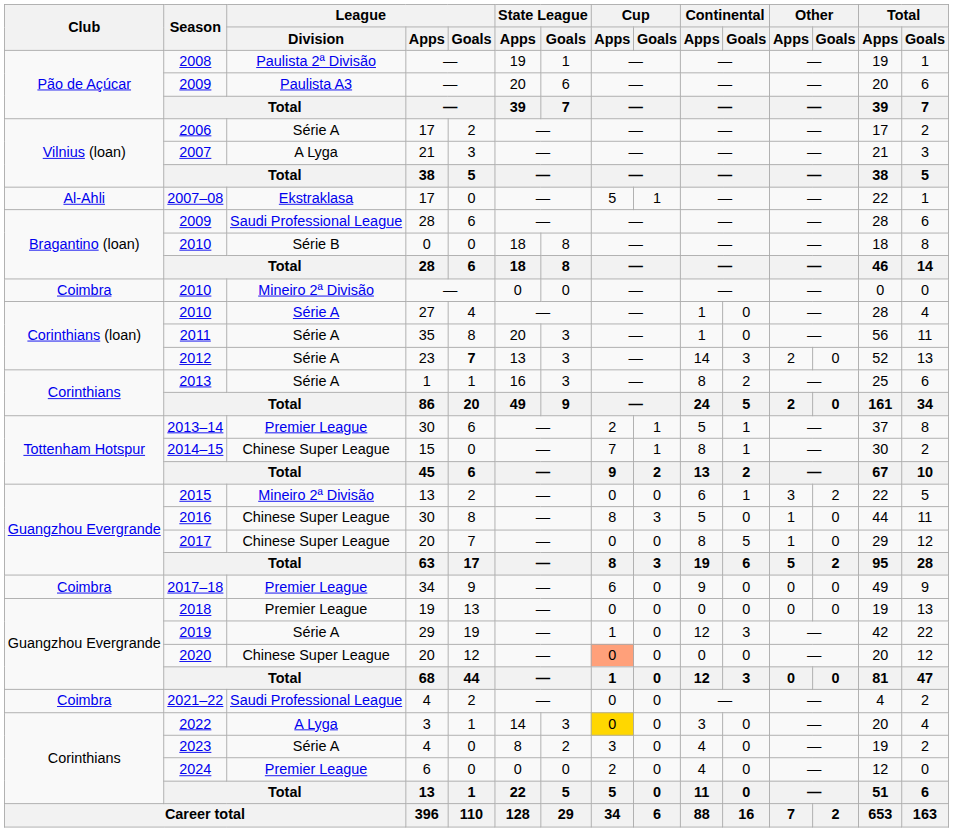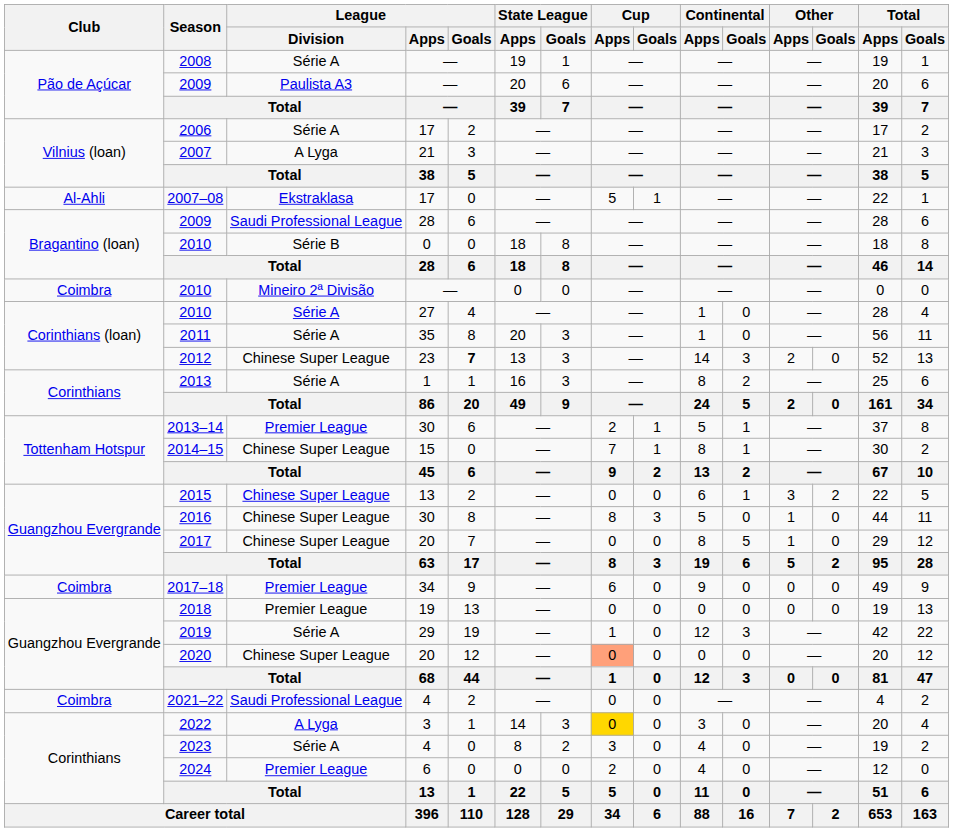(316, 61) Paulista 2ª Divisão -> (316, 61) Série A
(316, 358) Série A -> (316, 358) Chinese Super League
(316, 495) Mineiro 2ª Divisão -> (316, 495) Chinese Super League
